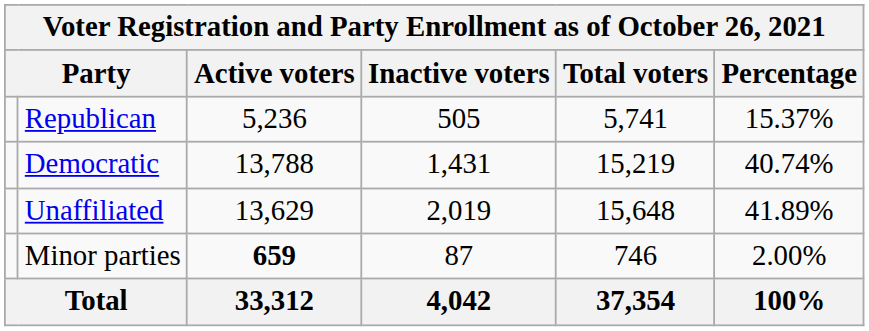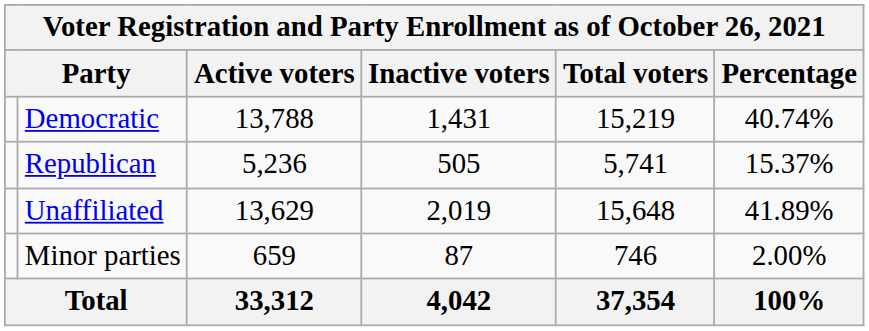rows swapped: (92, 164) <-> (90, 118)
(274, 255) bold -> (274, 255) normal
